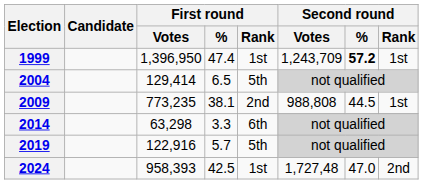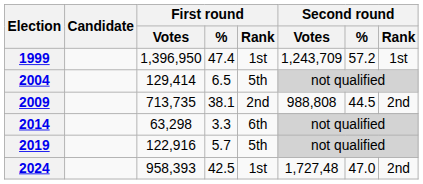(362, 59) bold -> (362, 59) normal
(171, 102) 773,235 -> (171, 102) 713,735
(399, 102) 1st -> (399, 102) 2nd
